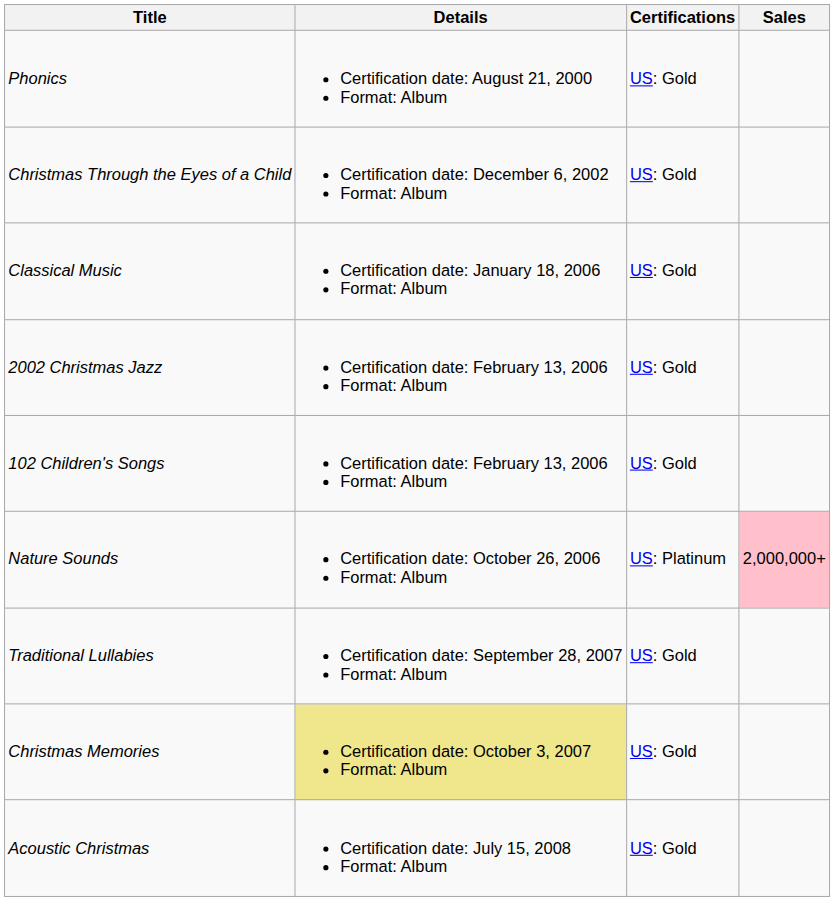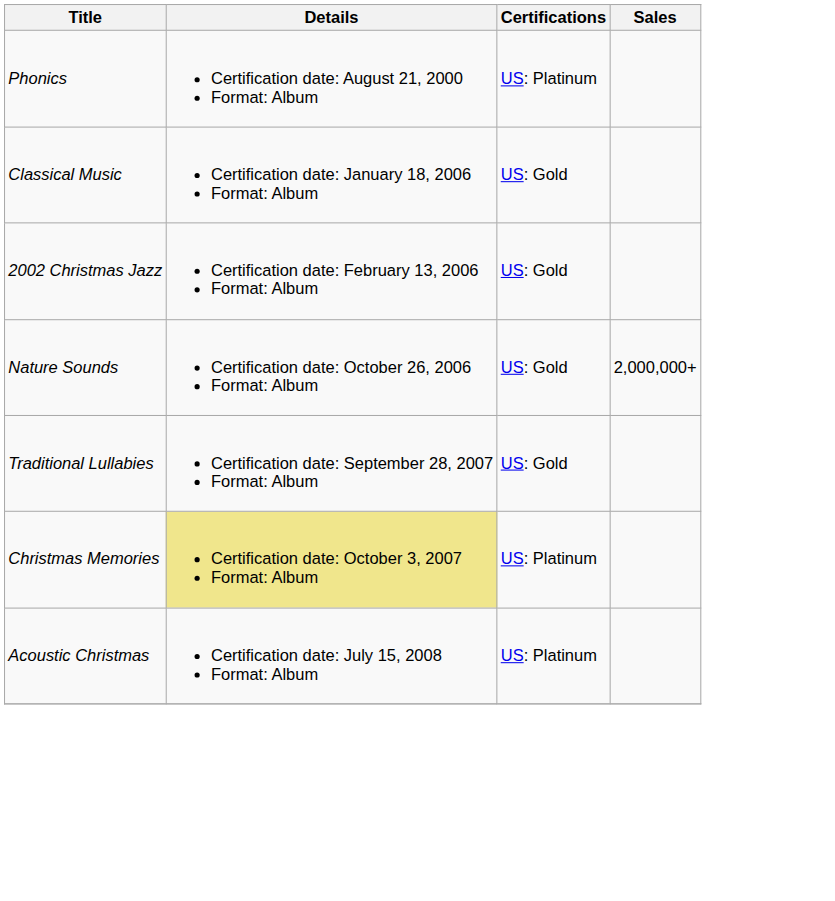(663, 78) US: Gold -> (549, 78) US: Platinum
- row: (150, 174)
- row: (86, 463)
(678, 559) US: Platinum -> (534, 367) US: Gold
(784, 559) pink background -> (655, 367) no background
(663, 751) US: Gold -> (549, 559) US: Platinum
(663, 848) US: Gold -> (549, 655) US: Platinum
